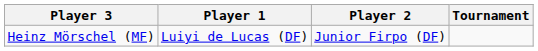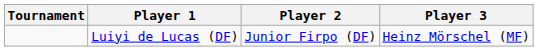columns swapped: (491, 15) <-> (81, 15)
